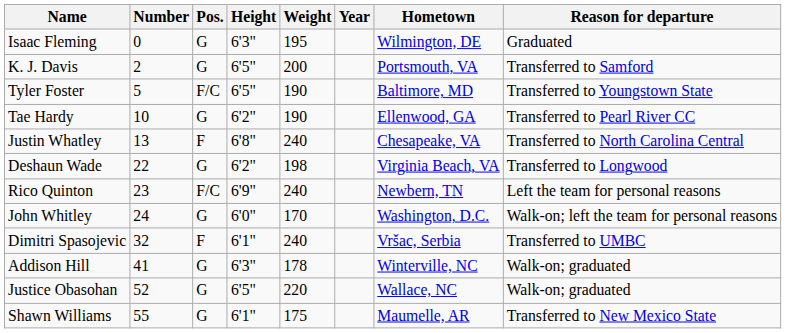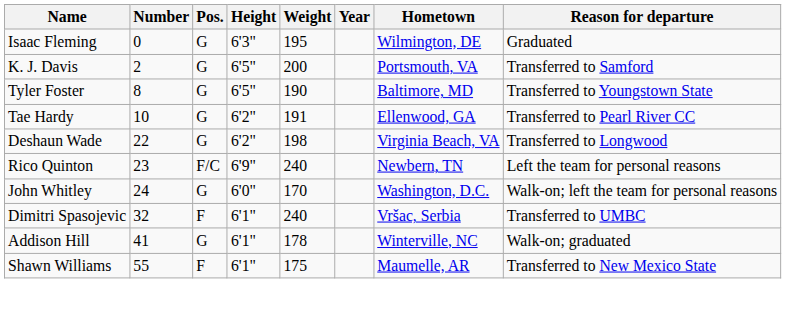(137, 91) 5 -> (137, 91) 8
(208, 91) F/C -> (202, 91) G
(295, 116) 190 -> (295, 116) 191
- row: (55, 141)
(243, 265) 6'3" -> (243, 240) 6'1"
- row: (63, 290)
(202, 315) G -> (201, 265) F
